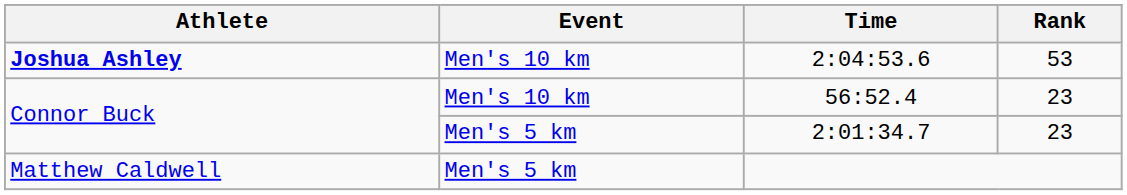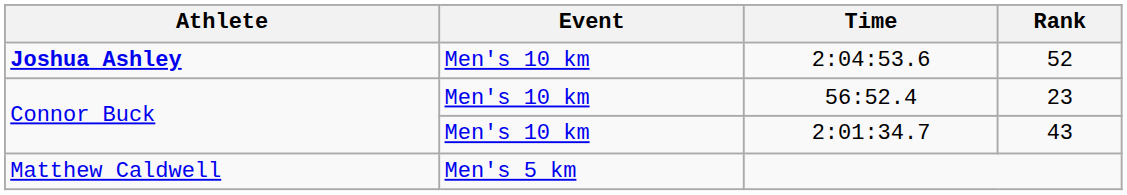(1060, 60) 53 -> (1060, 60) 52
(510, 134) Men's 5 km -> (517, 134) Men's 10 km
(1060, 134) 23 -> (1060, 134) 43
